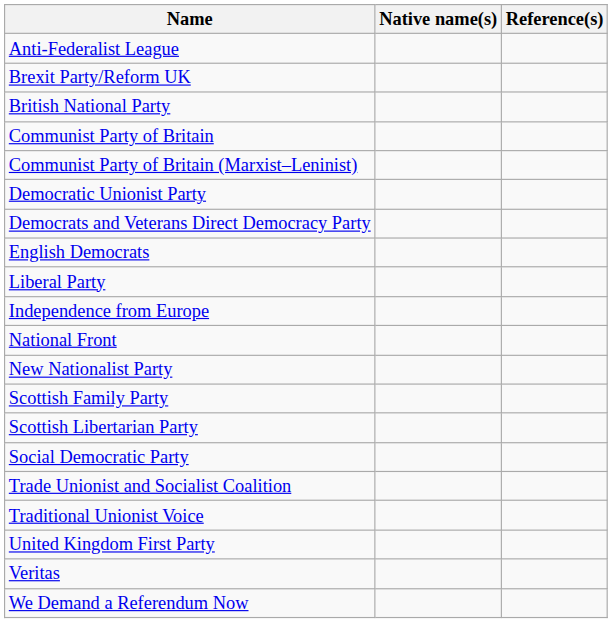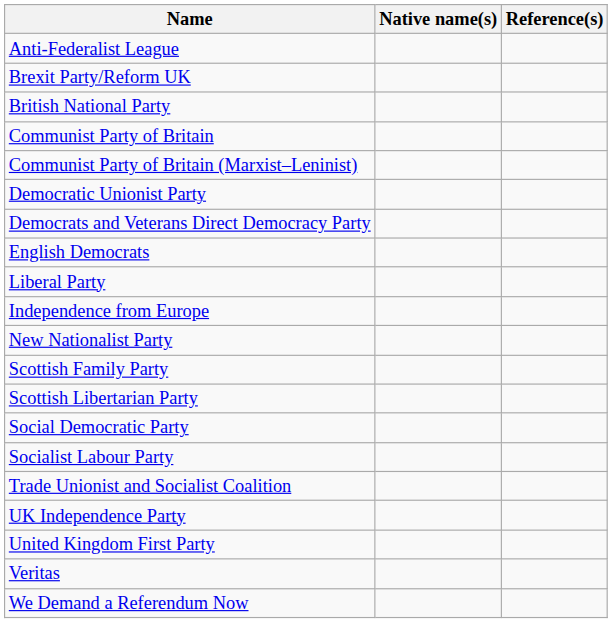- row: (63, 340)
+ row: (91, 456)
- row: (106, 515)
+ row: (97, 515)
